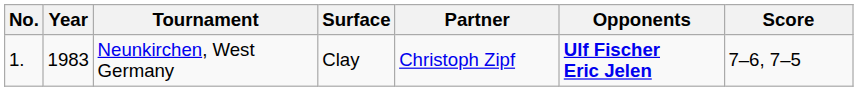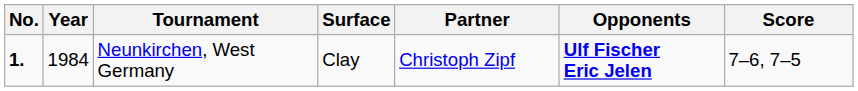(17, 60) normal -> (17, 60) bold
(68, 60) 1983 -> (68, 60) 1984
